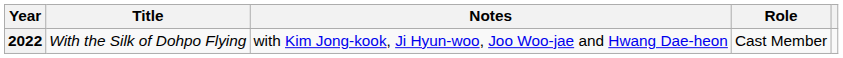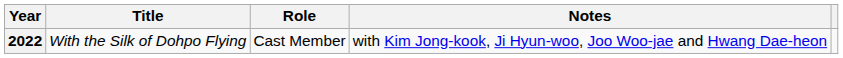columns swapped: (781, 16) <-> (491, 16)
